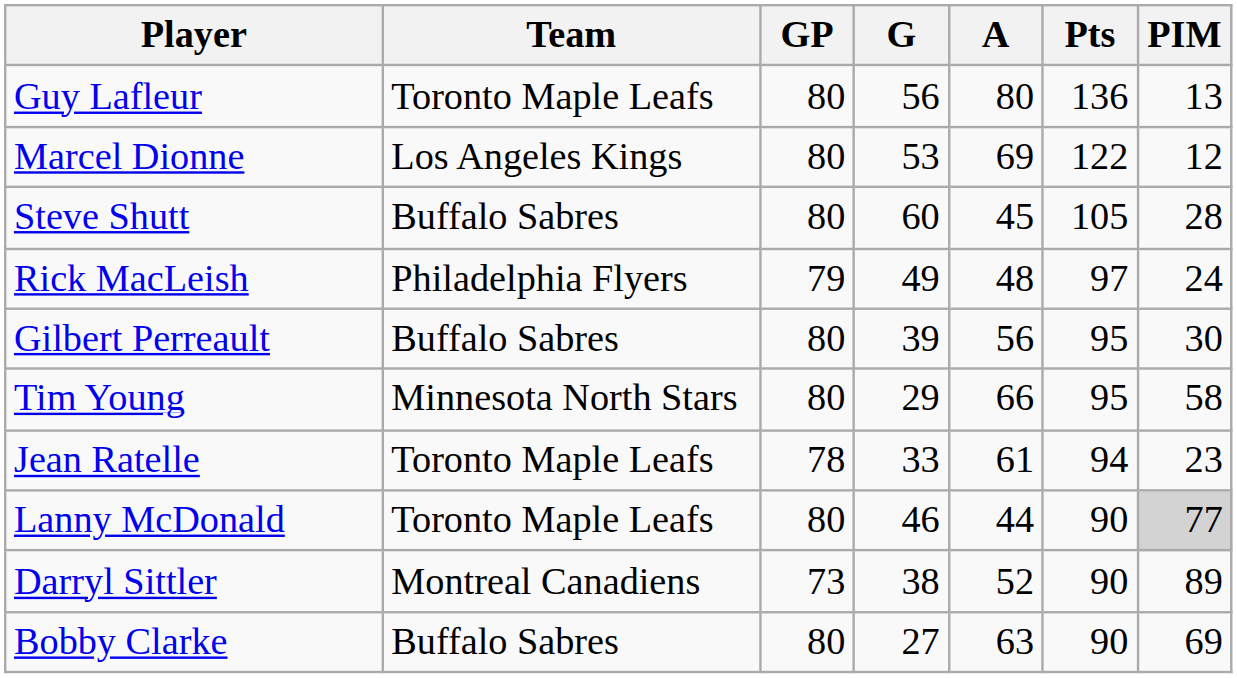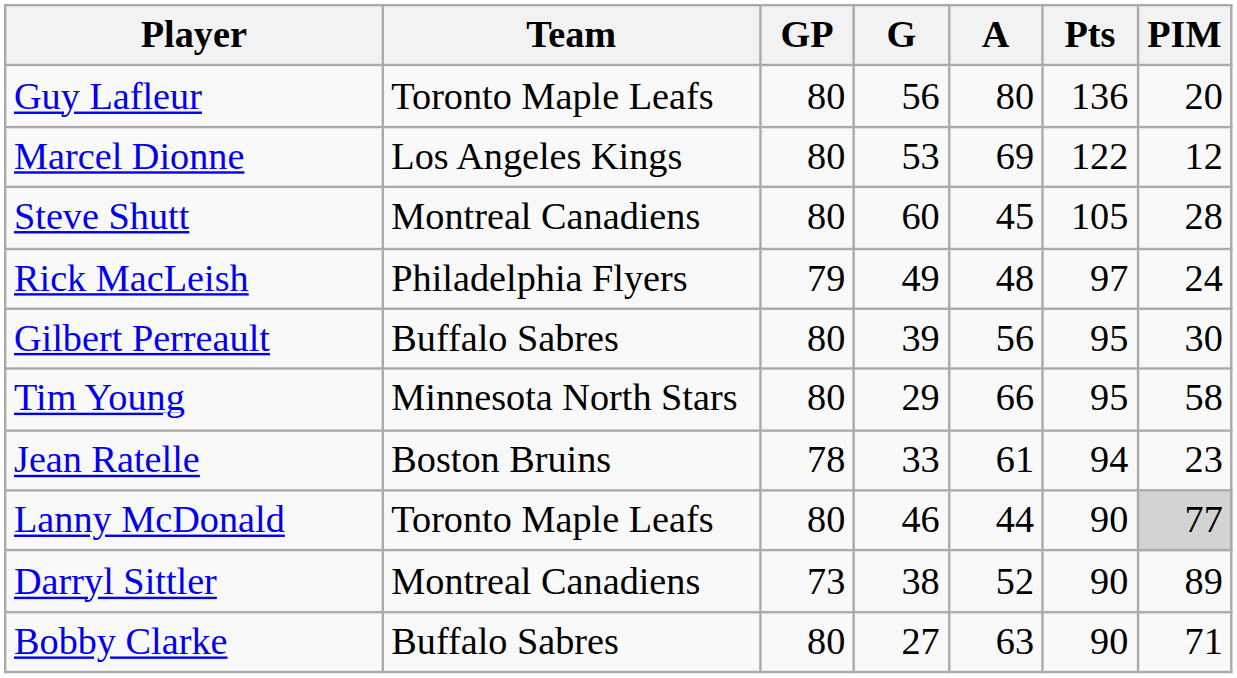(1204, 95) 13 -> (1204, 95) 20
(505, 216) Buffalo Sabres -> (546, 216) Montreal Canadiens
(552, 459) Toronto Maple Leafs -> (501, 459) Boston Bruins
(1204, 641) 69 -> (1204, 641) 71
